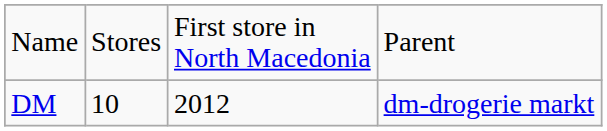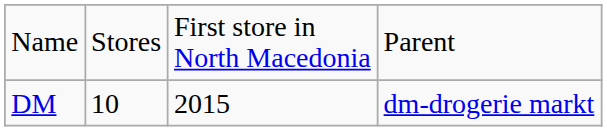(202, 102) 2012 -> (202, 102) 2015
